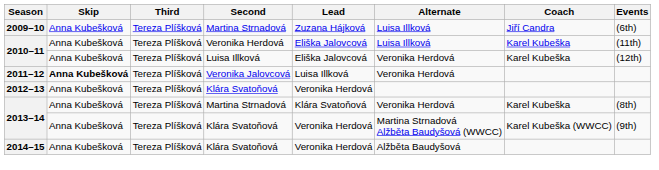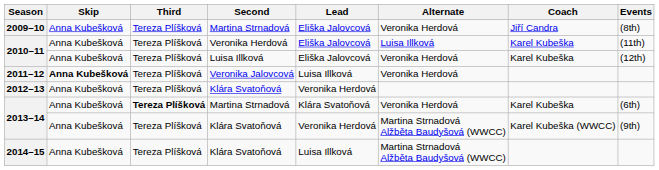(330, 27) Zuzana Hájková -> (334, 27) Eliška Jalovcová
(404, 27) Luisa Illková -> (419, 27) Veronika Herdová
(626, 27) (6th) -> (630, 27) (8th)
(167, 105) normal -> (169, 105) bold
(626, 105) (8th) -> (630, 105) (6th)
(334, 147) Veronika Herdová -> (325, 152) Luisa Illková
(419, 147) Alžběta Baudyšová -> (443, 152) Martina Strnadová Alžběta Baudyšová (WWCC)
